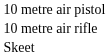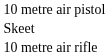rows swapped: (51, 28) <-> (19, 47)
